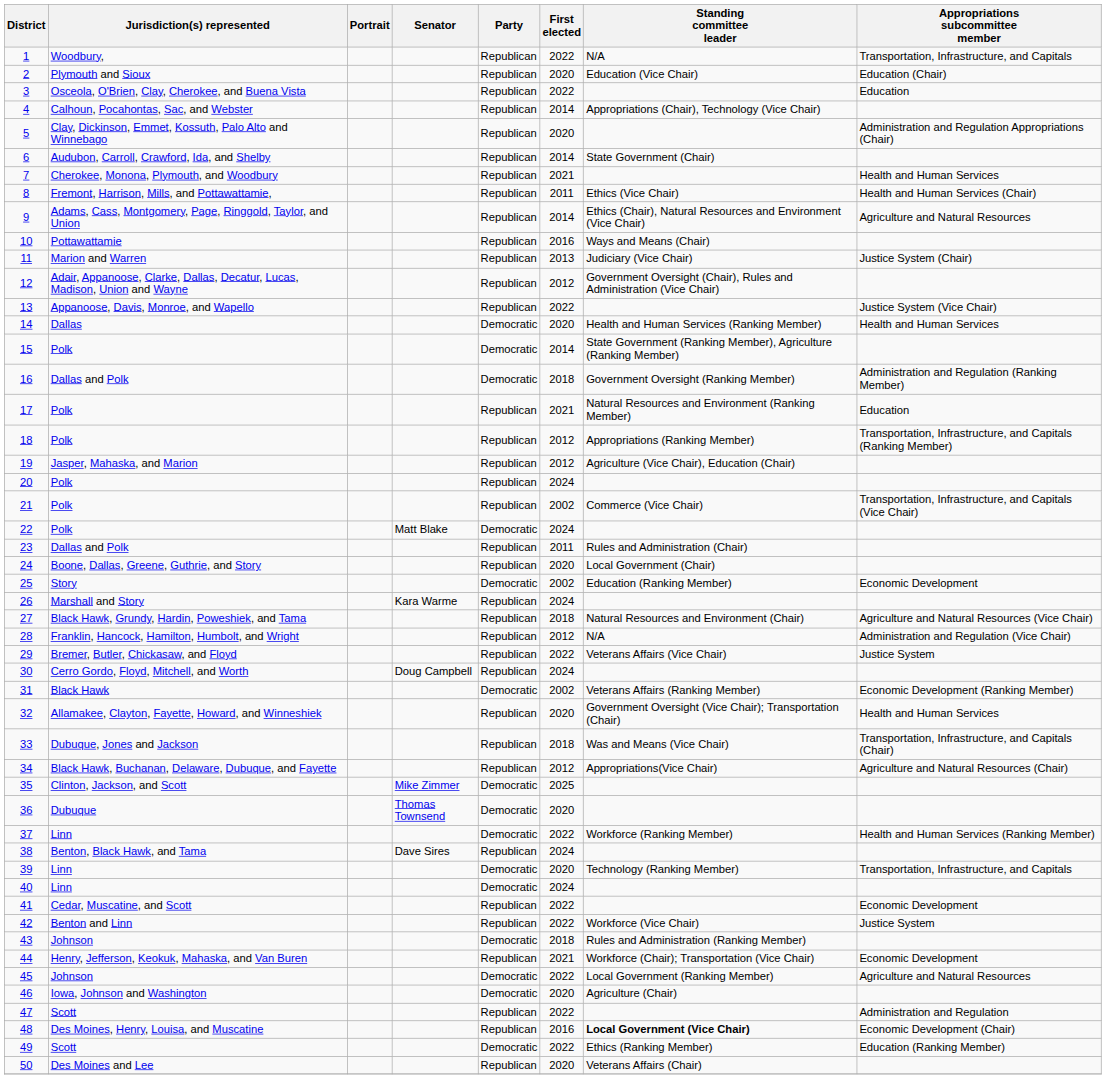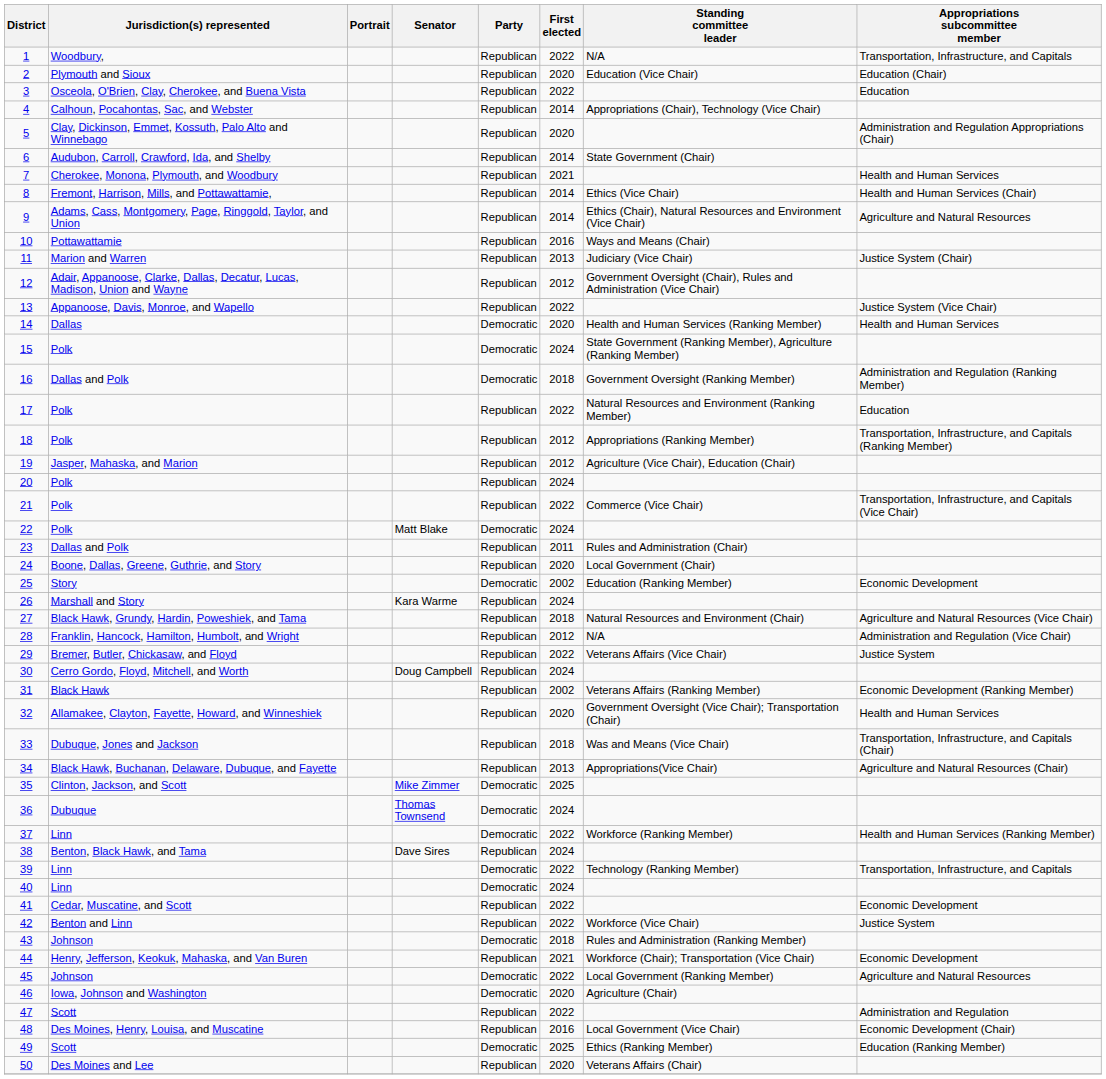(562, 193) 2011 -> (562, 193) 2014
(562, 349) 2014 -> (562, 349) 2024
(562, 409) 2021 -> (562, 409) 2022
(562, 506) 2002 -> (562, 506) 2022
(509, 690) Democratic -> (509, 690) Republican
(562, 768) 2012 -> (562, 768) 2013
(562, 810) 2020 -> (562, 810) 2024
(562, 869) 2020 -> (562, 869) 2022
(668, 1029) bold -> (663, 1029) normal
(562, 1047) 2022 -> (562, 1047) 2025
